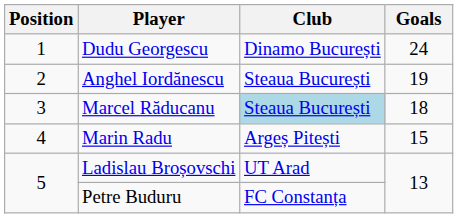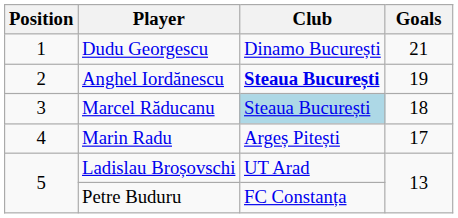(419, 49) 24 -> (419, 49) 21
(307, 78) normal -> (312, 78) bold
(419, 138) 15 -> (419, 138) 17
